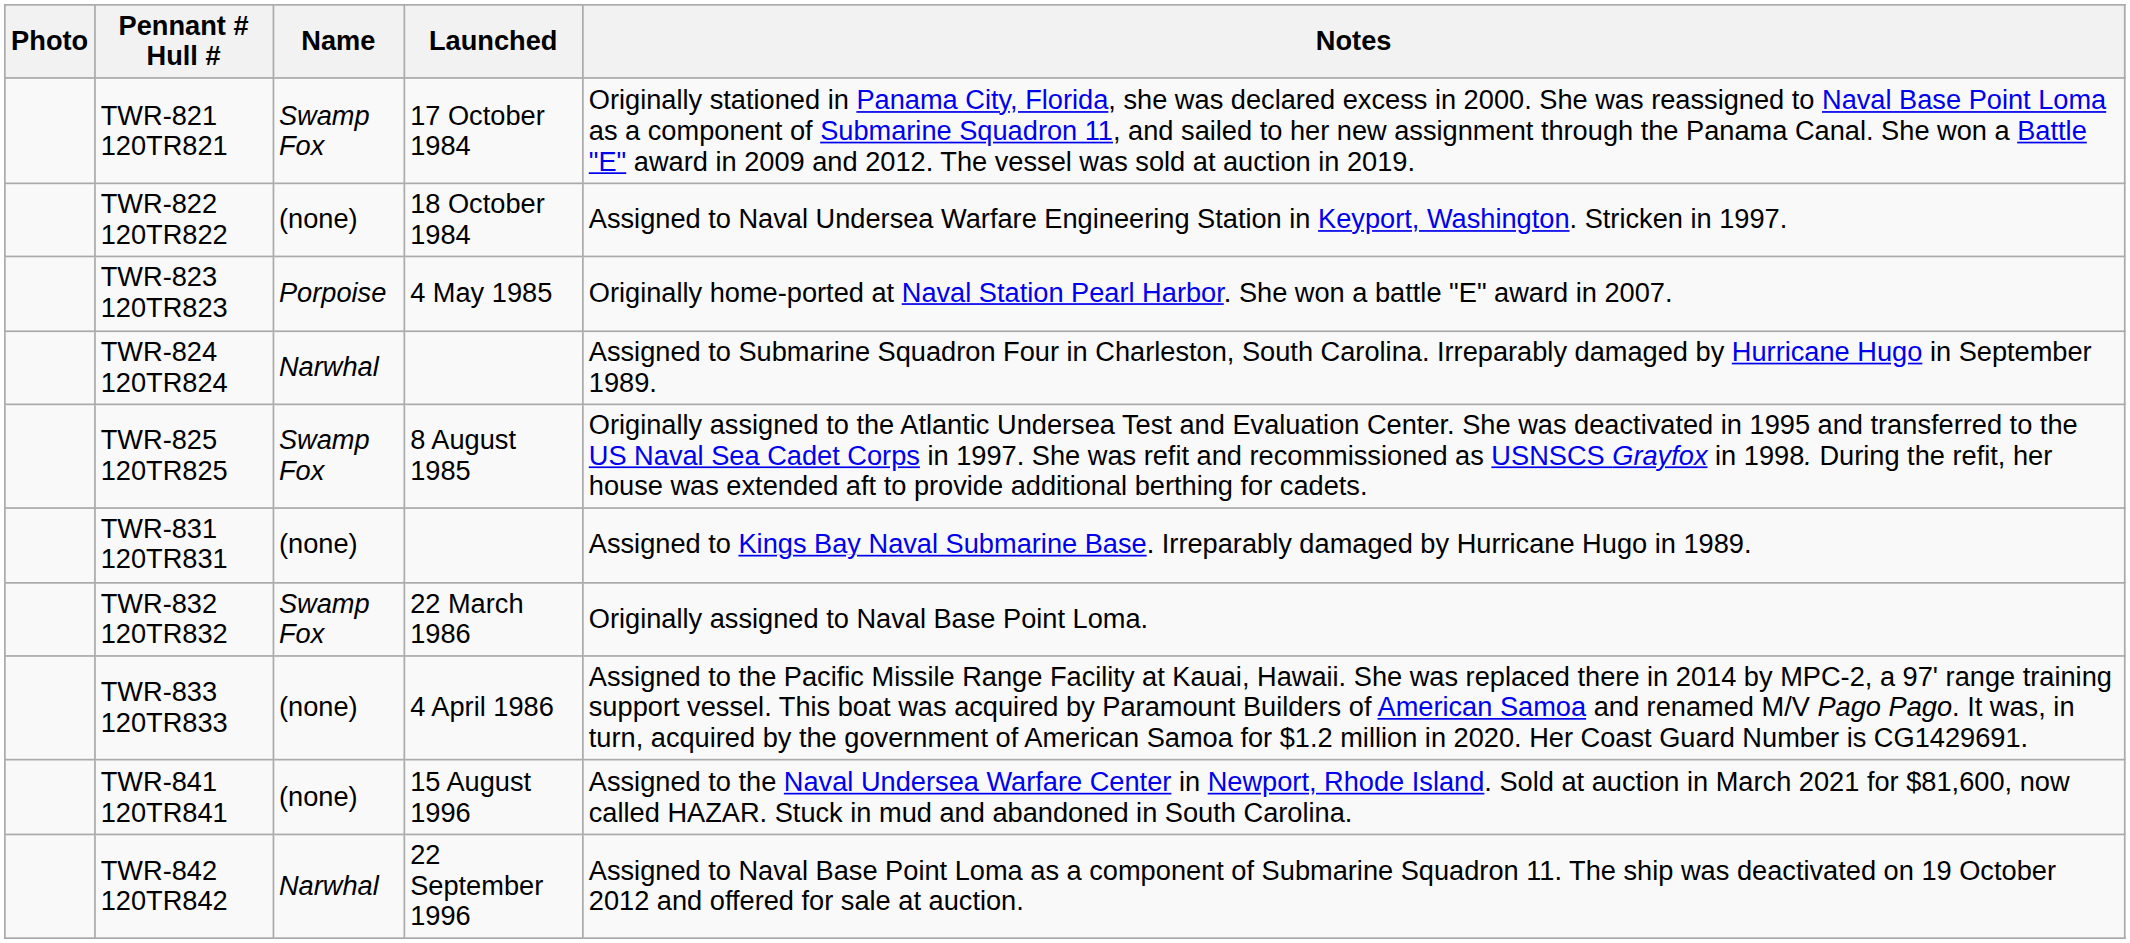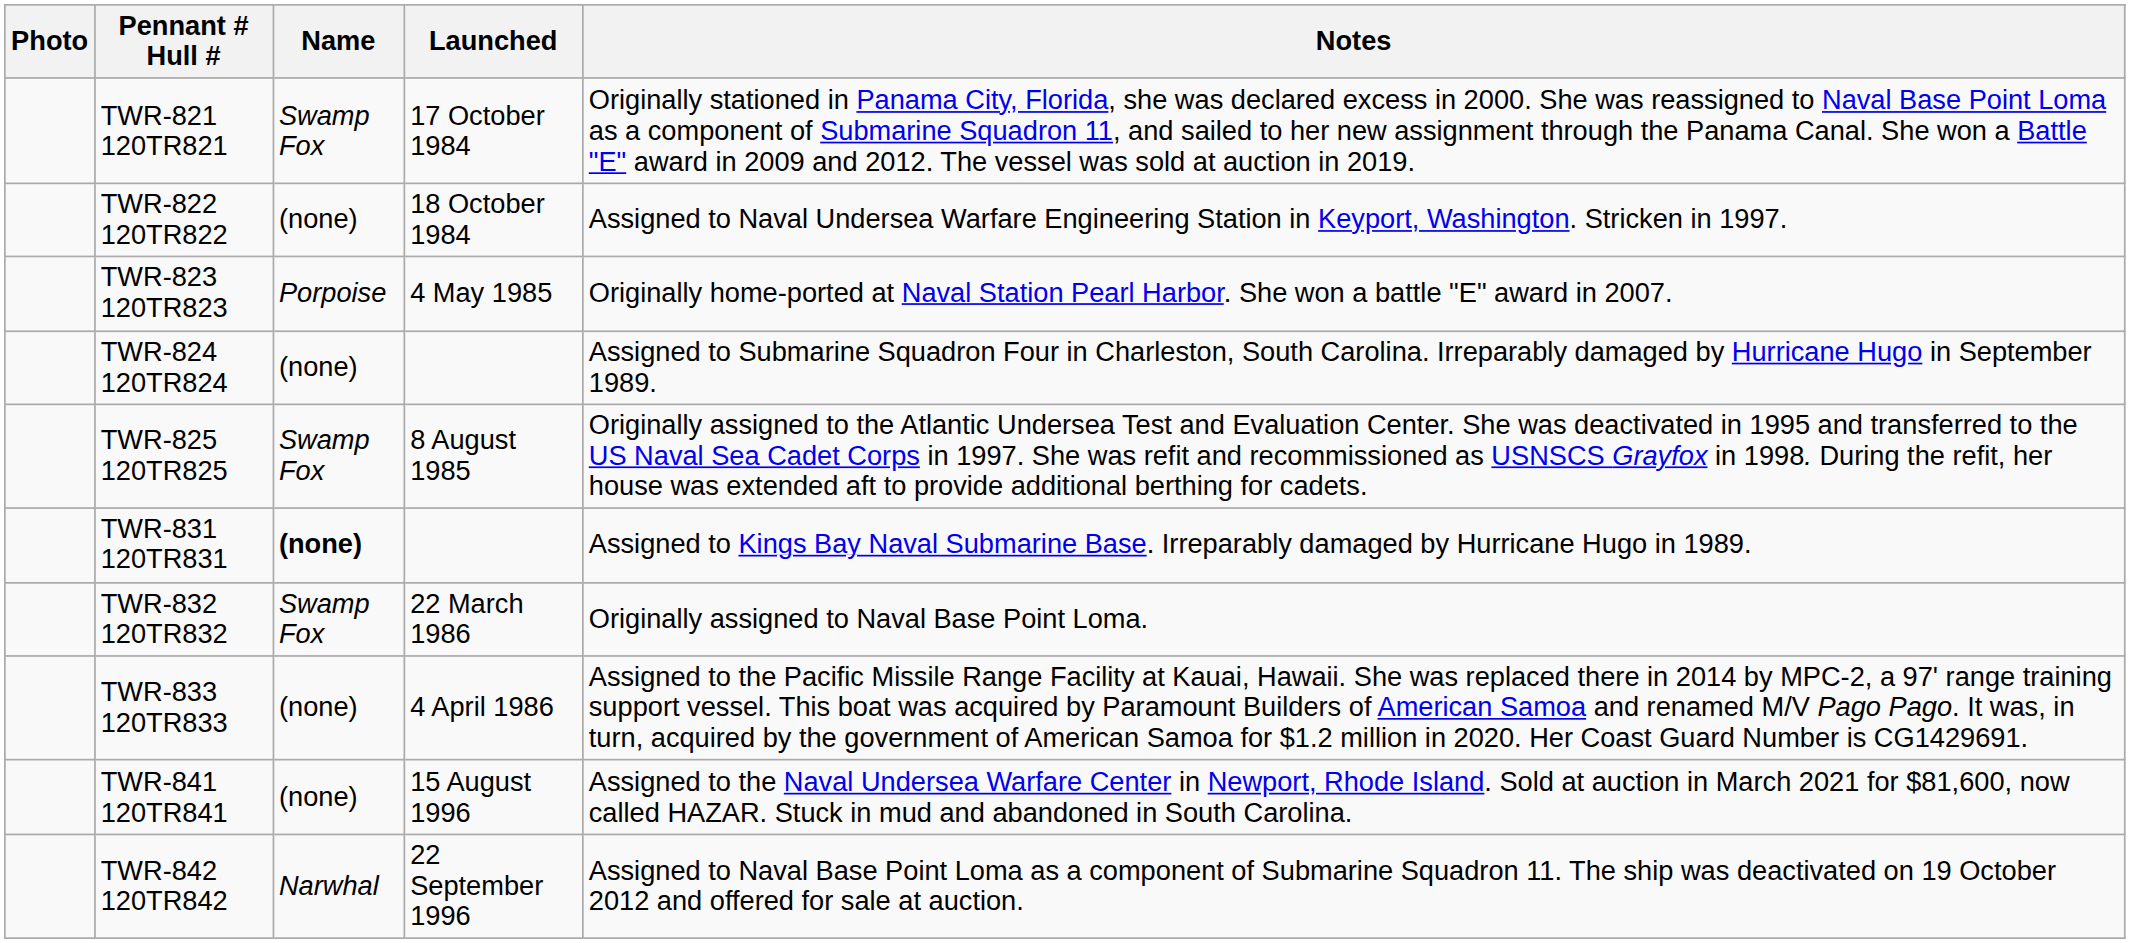(329, 366) Narwhal -> (318, 366) (none)
(318, 544) normal -> (320, 544) bold
